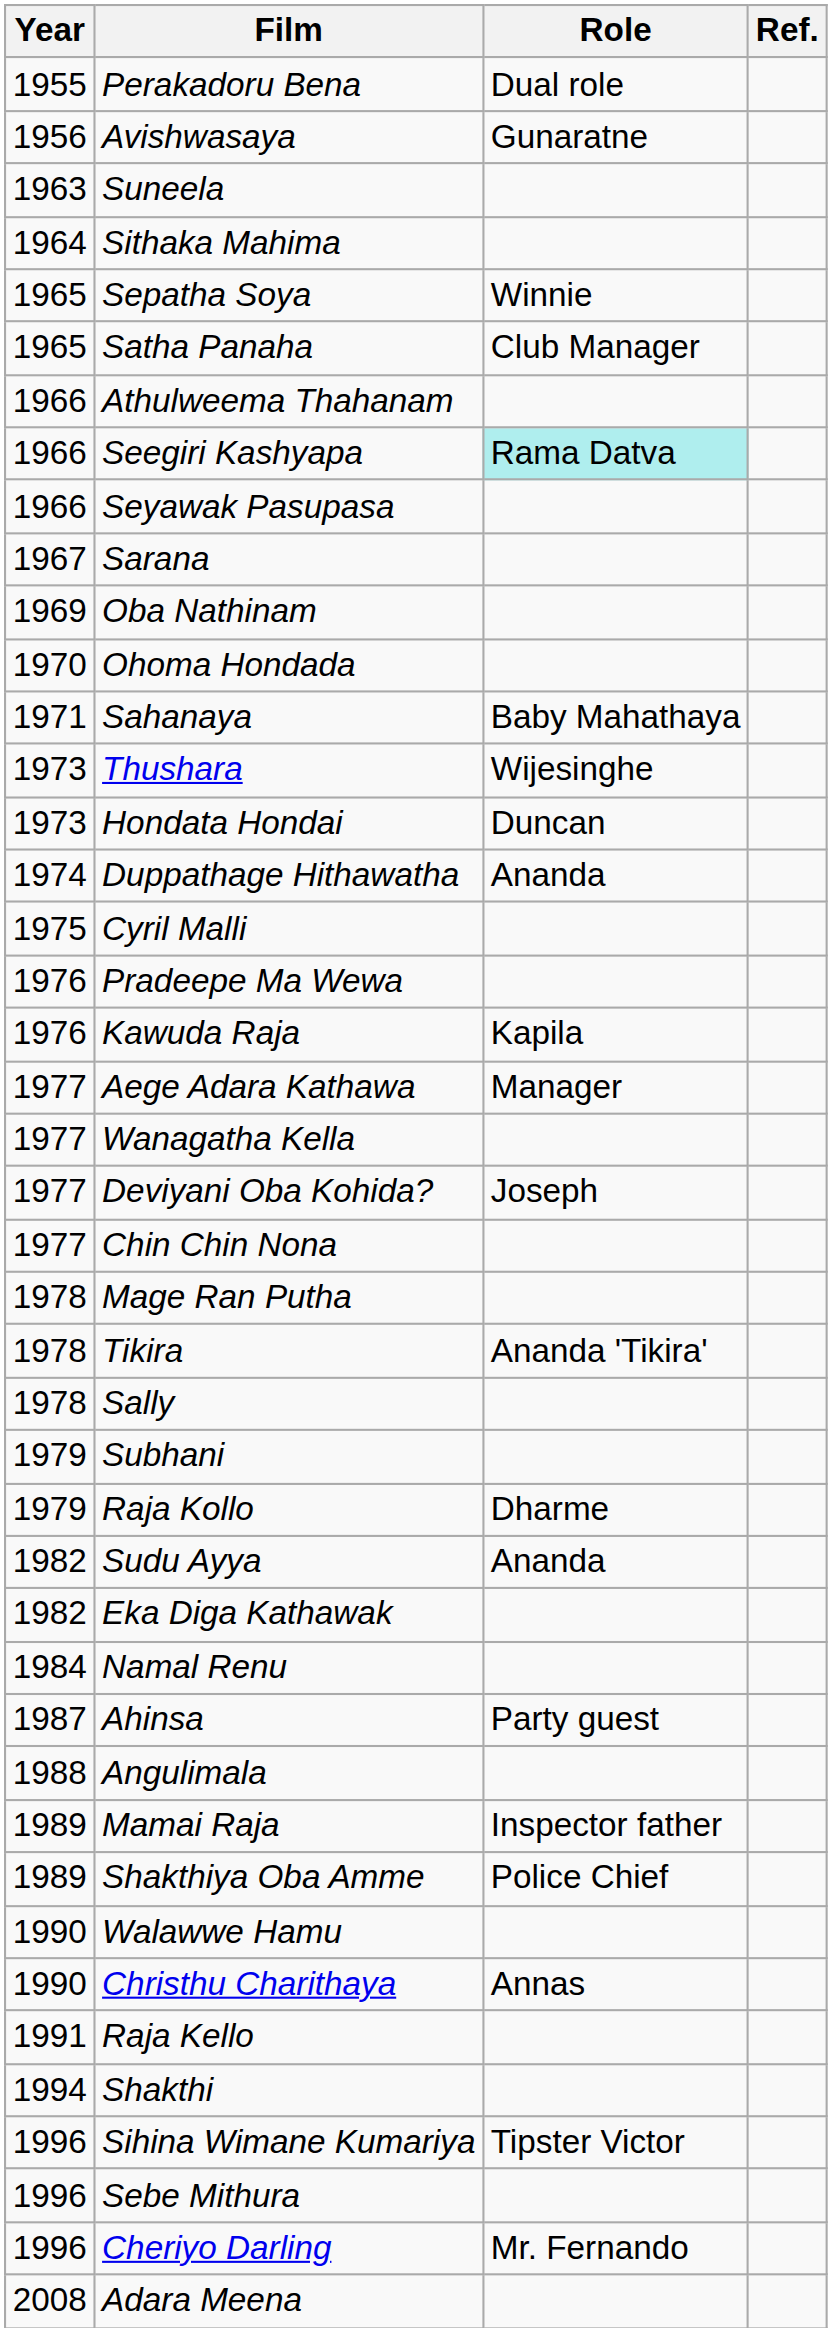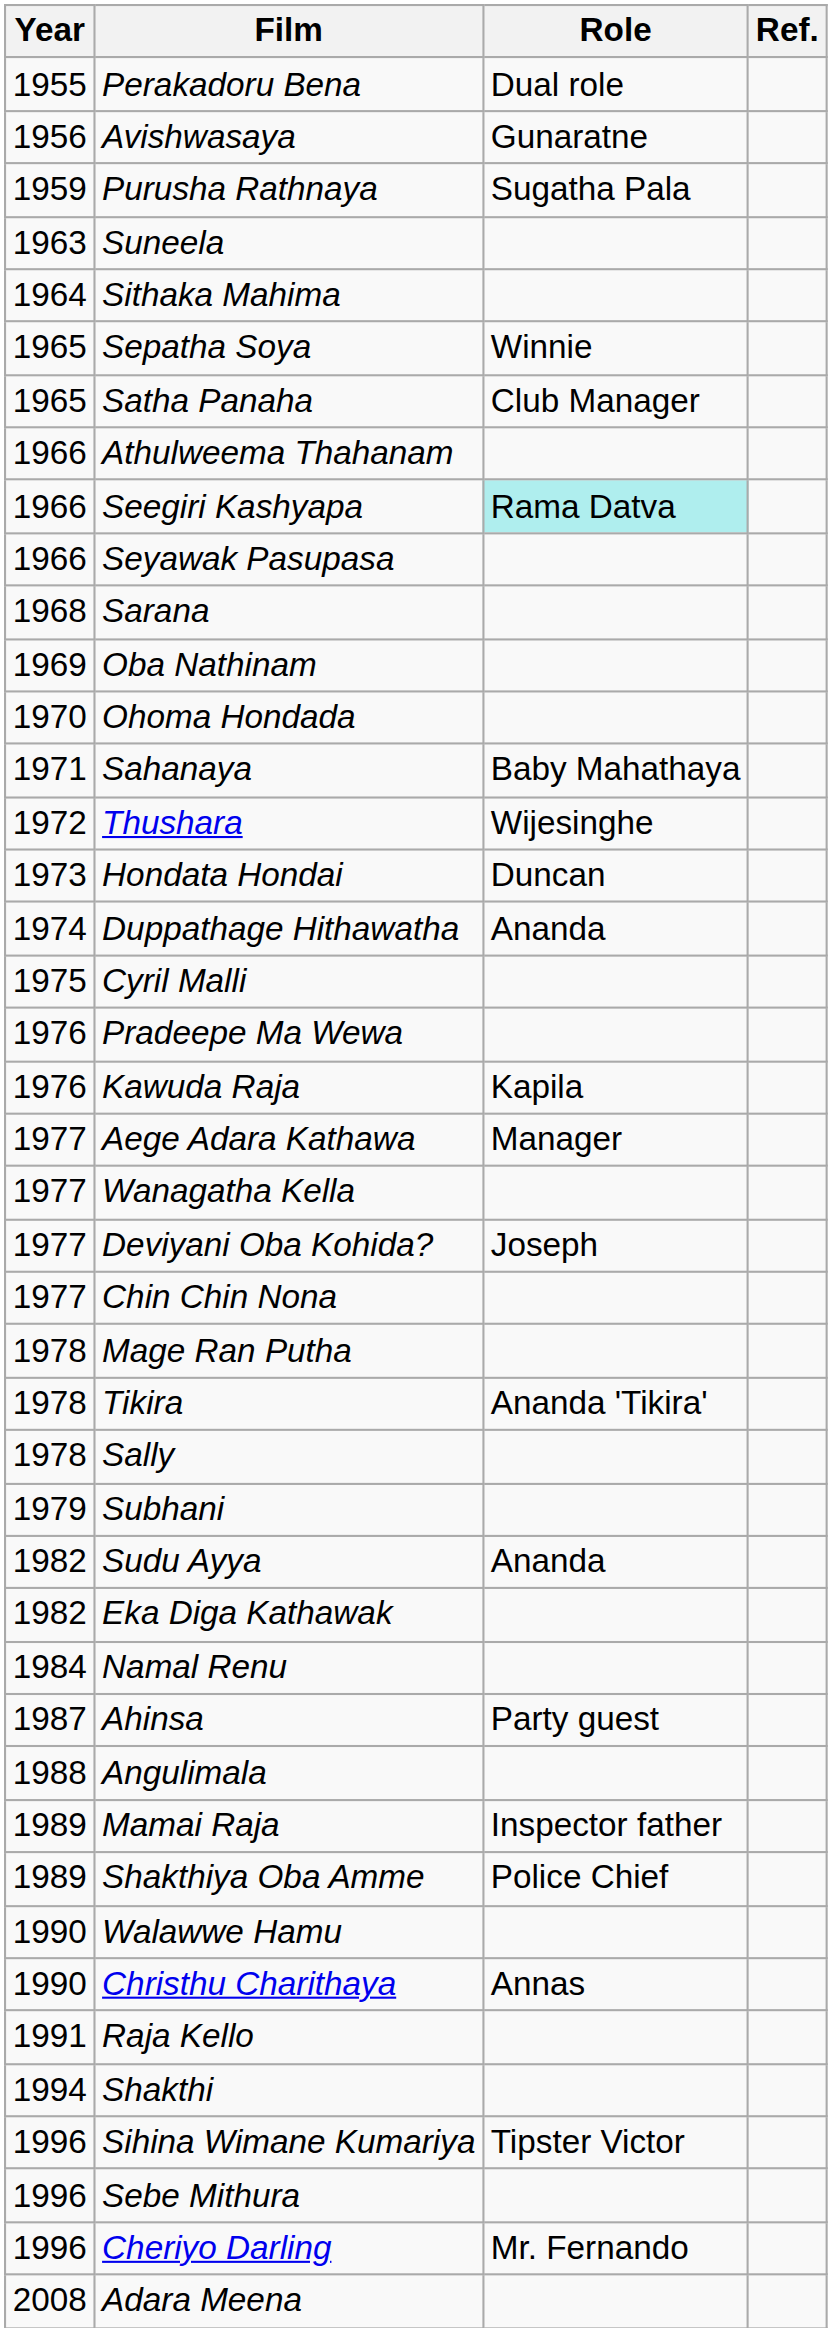+ row: (240, 189)
(50, 558) 1967 -> (50, 611) 1968
(50, 769) 1973 -> (50, 822) 1972
- row: (178, 1508)
